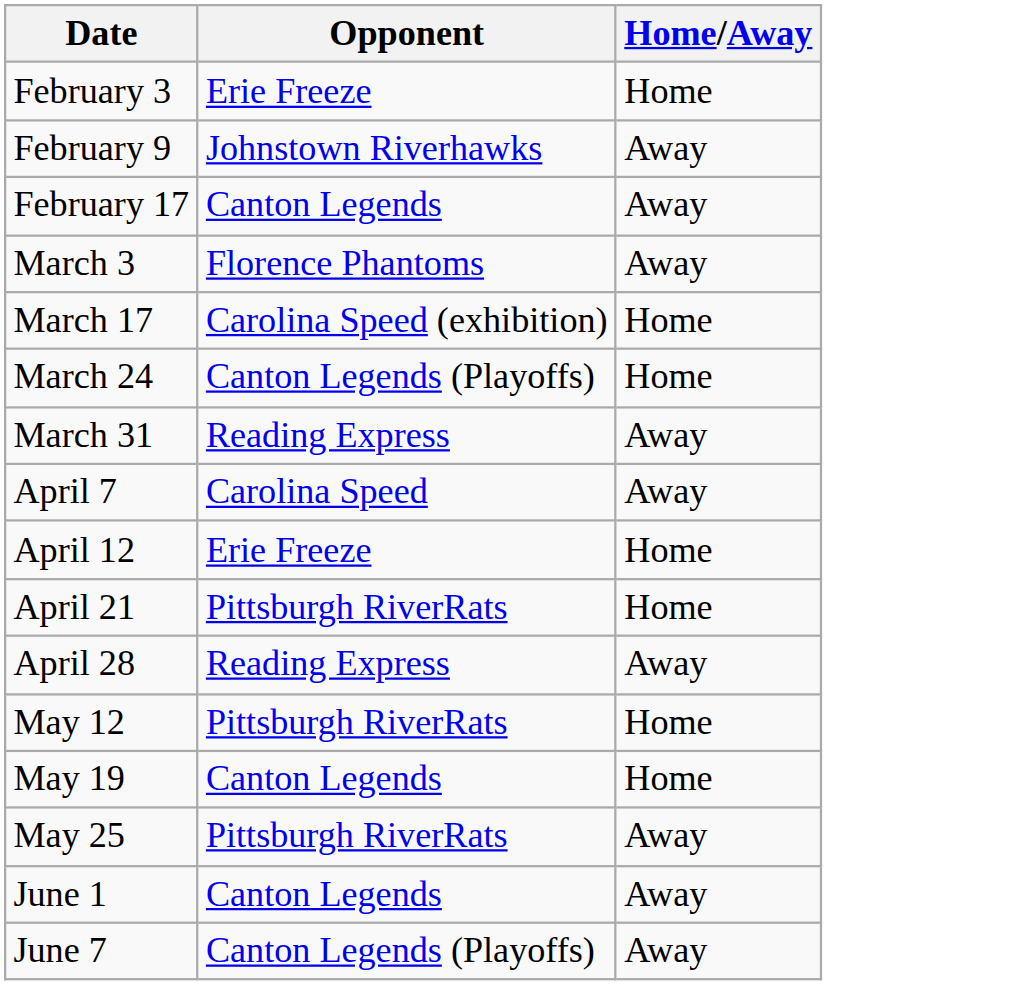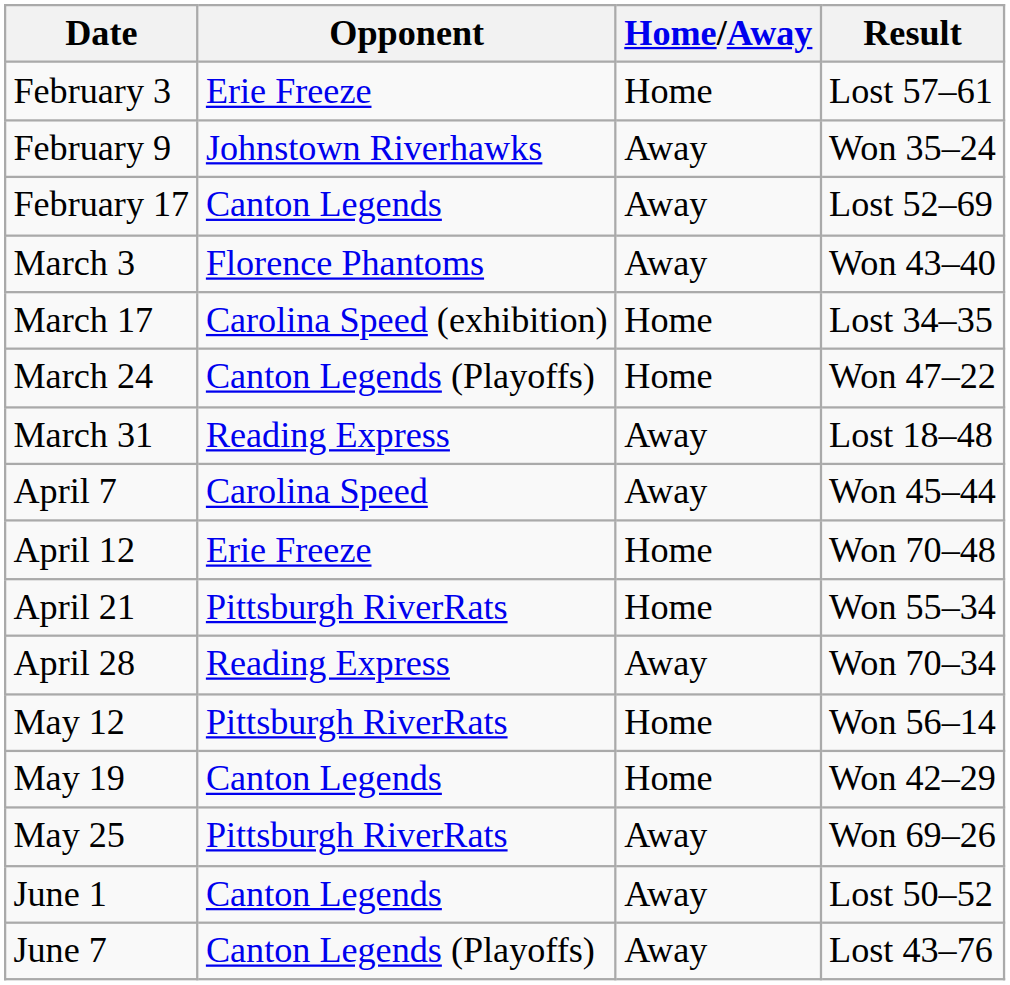+ column: (912, 33)
